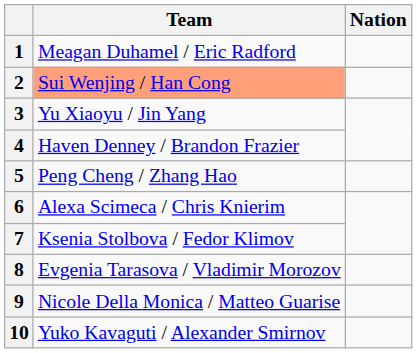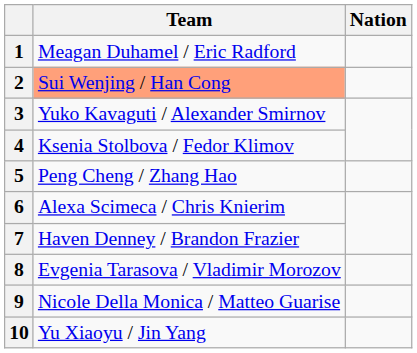(122, 113) Yu Xiaoyu / Jin Yang -> (182, 113) Yuko Kavaguti / Alexander Smirnov
(169, 144) Haven Denney / Brandon Frazier -> (166, 144) Ksenia Stolbova / Fedor Klimov
(166, 238) Ksenia Stolbova / Fedor Klimov -> (169, 238) Haven Denney / Brandon Frazier
(182, 332) Yuko Kavaguti / Alexander Smirnov -> (122, 332) Yu Xiaoyu / Jin Yang
